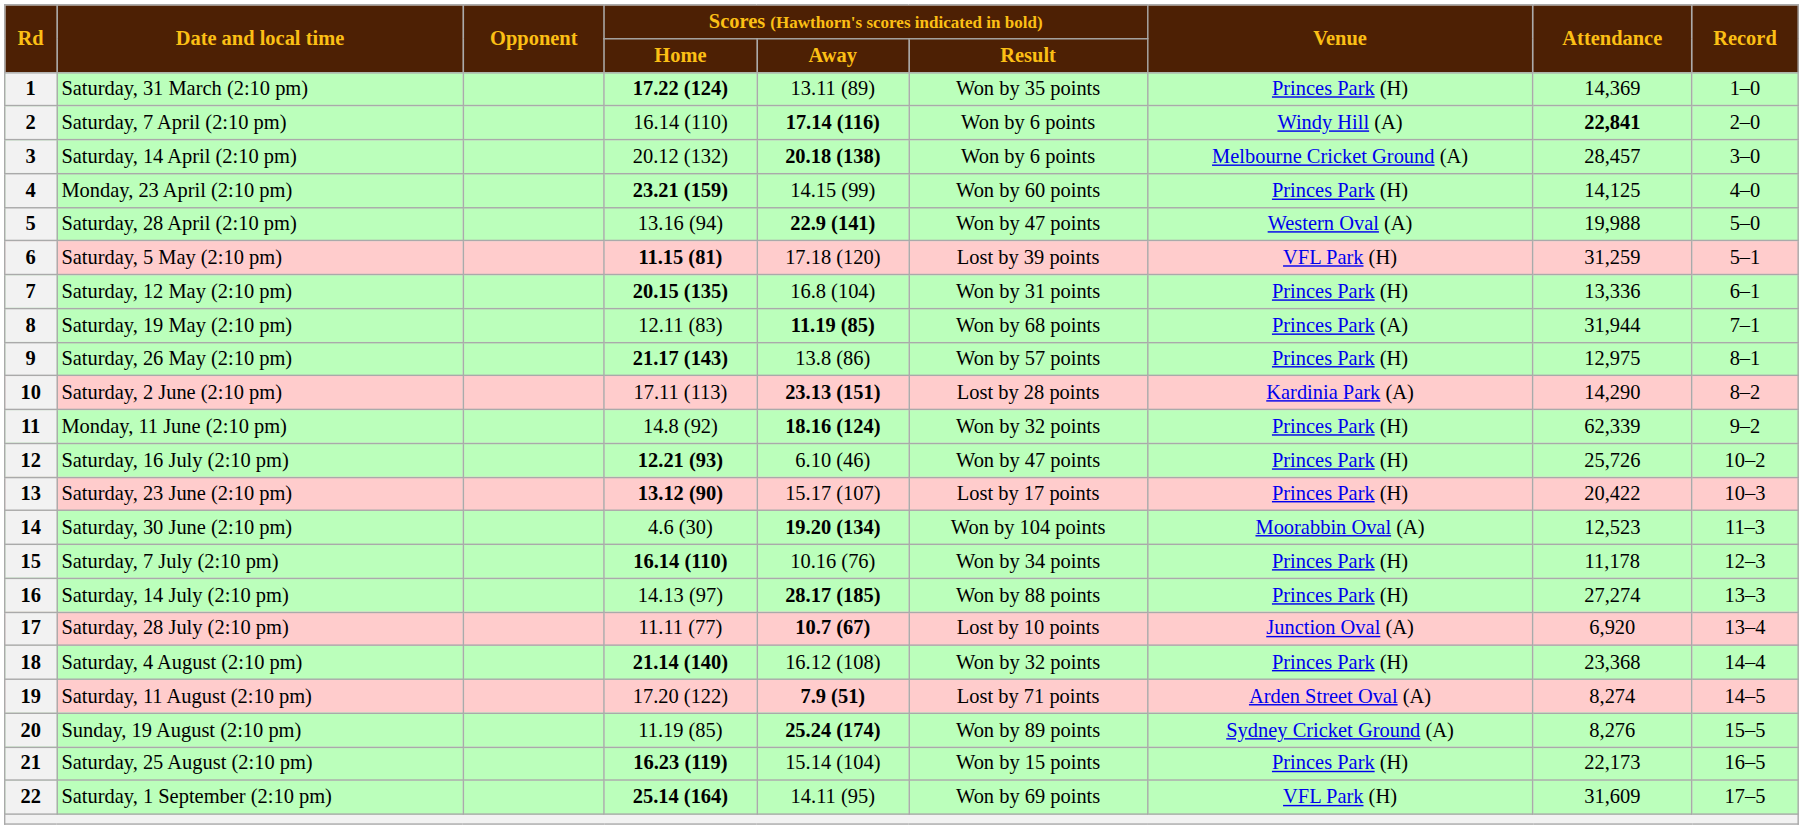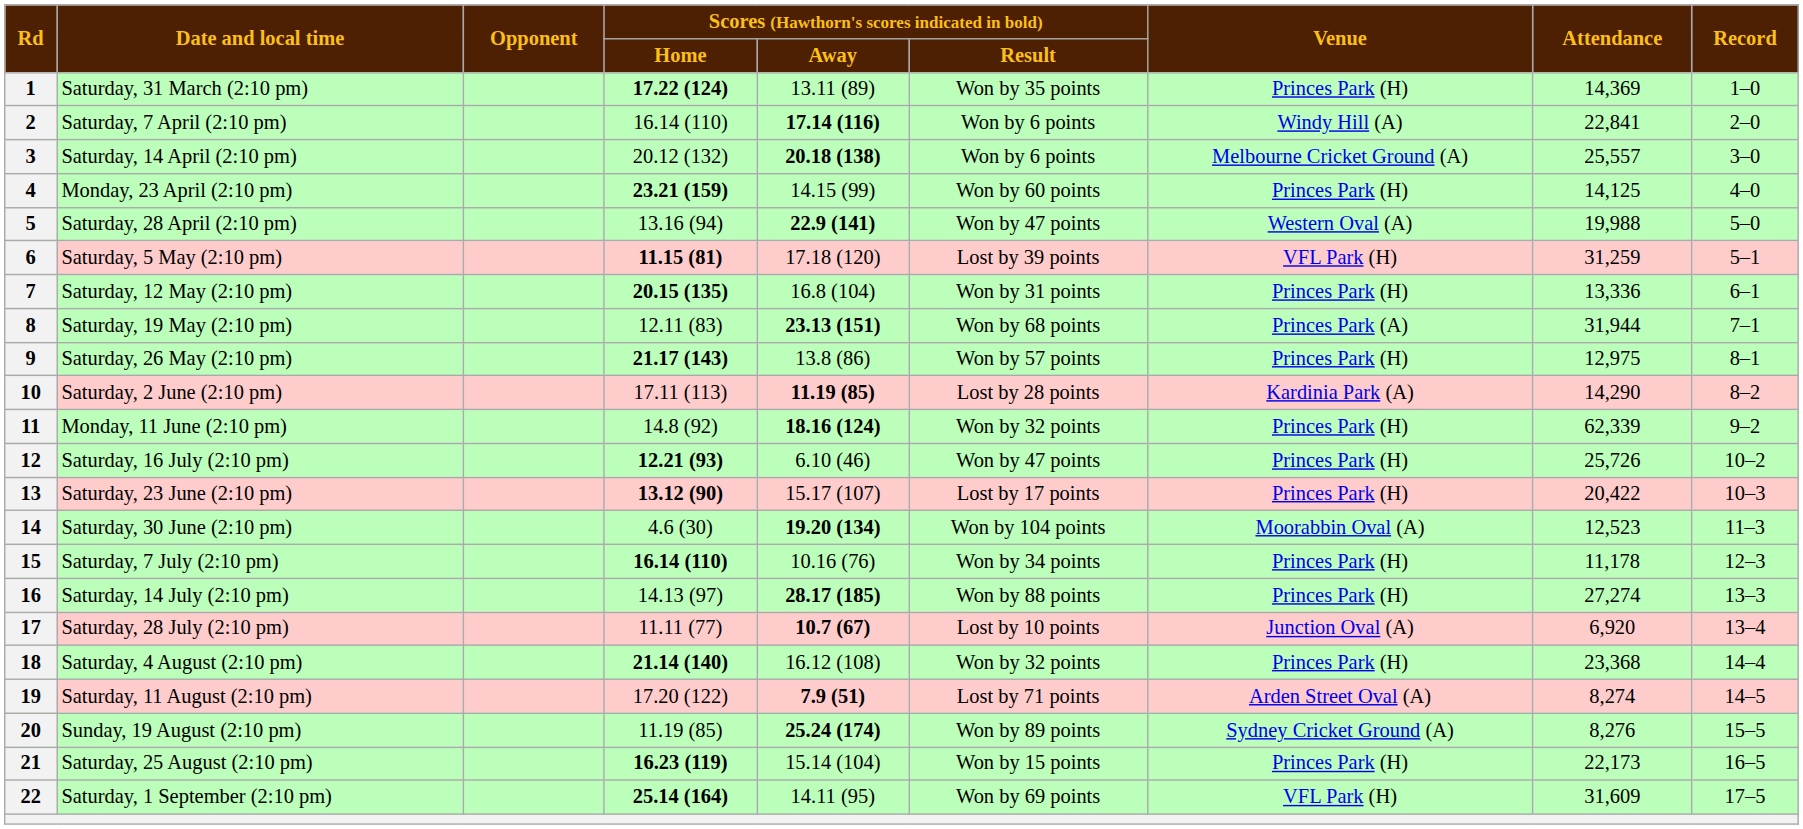(1612, 122) bold -> (1612, 122) normal
(1612, 156) 28,457 -> (1612, 156) 25,557
(833, 325) 11.19 (85) -> (833, 325) 23.13 (151)
(833, 392) 23.13 (151) -> (833, 392) 11.19 (85)
